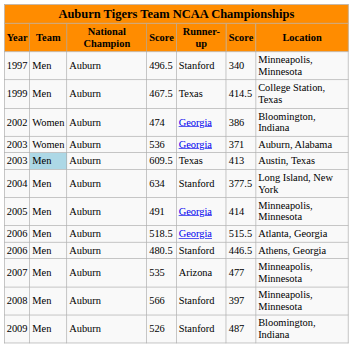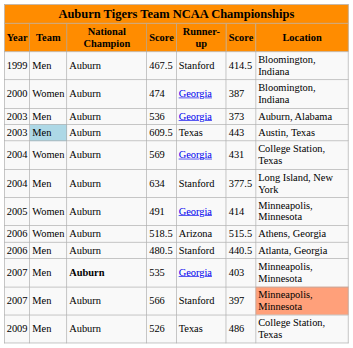- row: (161, 65)
(191, 94) Texas -> (197, 65) Stanford
(292, 94) College Station, Texas -> (287, 65) Bloomington, Indiana
(17, 122) 2002 -> (17, 94) 2000
(236, 122) 386 -> (236, 94) 387
(48, 144) Women -> (42, 116) Men
(236, 144) 371 -> (236, 116) 373
(236, 161) 413 -> (236, 132) 443
+ row: (157, 155)
(42, 211) Men -> (48, 211) Women
(42, 233) Men -> (48, 233) Women
(195, 233) Georgia -> (195, 233) Arizona
(293, 233) Atlanta, Georgia -> (292, 233) Athens, Georgia
(240, 250) 446.5 -> (240, 250) 440.5
(292, 250) Athens, Georgia -> (293, 250) Atlanta, Georgia
(85, 272) normal -> (87, 272) bold
(195, 272) Arizona -> (195, 272) Georgia
(236, 272) 477 -> (236, 272) 403
(17, 301) 2008 -> (17, 301) 2007
(285, 301) no background -> (285, 301) lightsalmon background
(197, 329) Stanford -> (191, 329) Texas
(236, 329) 487 -> (236, 329) 486
(287, 329) Bloomington, Indiana -> (292, 329) College Station, Texas
